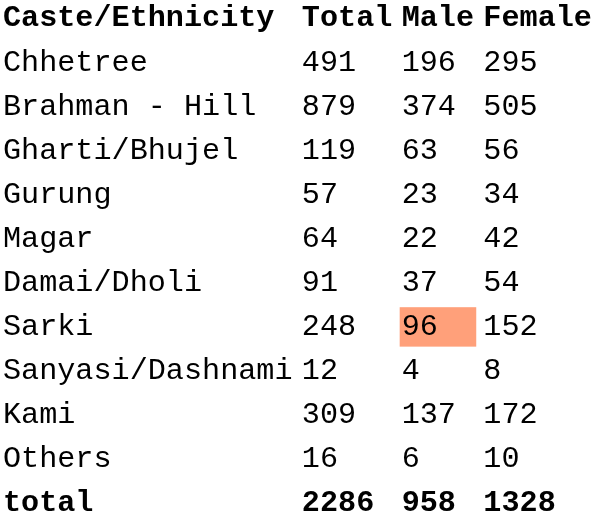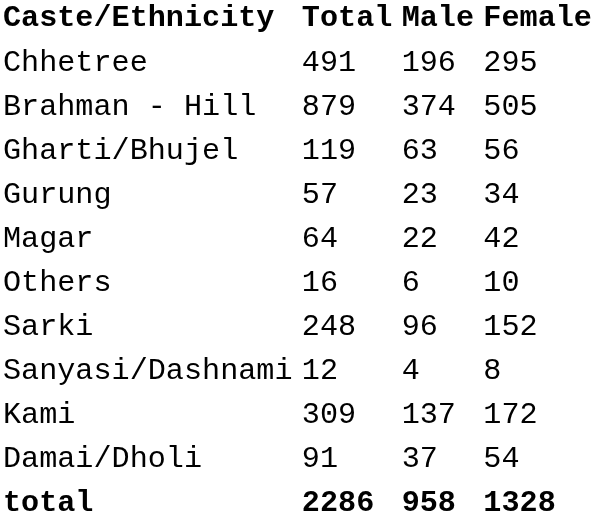rows swapped: (103, 283) <-> (57, 459)
(420, 327) lightsalmon background -> (420, 327) no background
